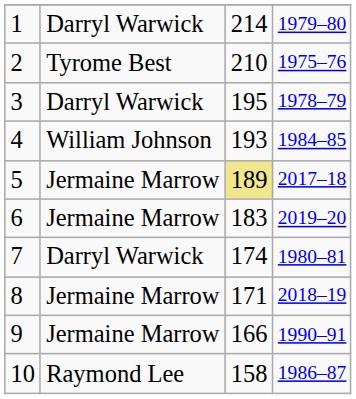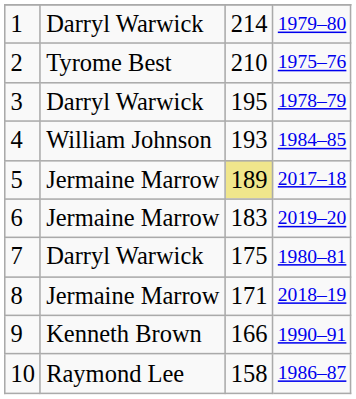(249, 256) 174 -> (249, 256) 175
(133, 334) Jermaine Marrow -> (124, 334) Kenneth Brown
